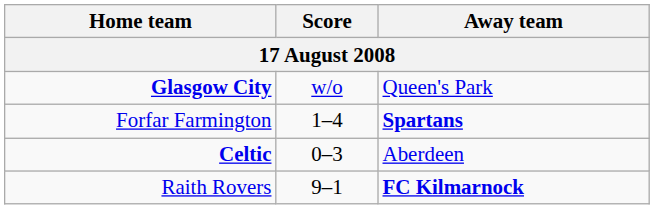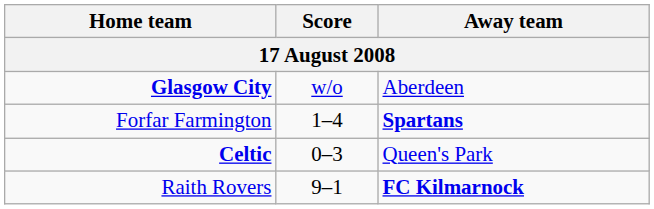(438, 87) Queen's Park -> (423, 87) Aberdeen
(423, 154) Aberdeen -> (438, 154) Queen's Park
